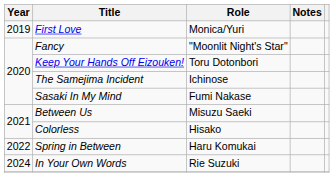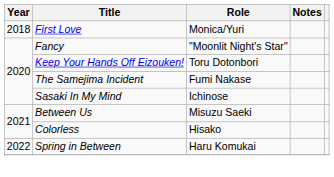(19, 29) 2019 -> (19, 29) 2018
(209, 79) Ichinose -> (220, 79) Fumi Nakase
(220, 96) Fumi Nakase -> (209, 96) Ichinose
- row: (81, 163)
